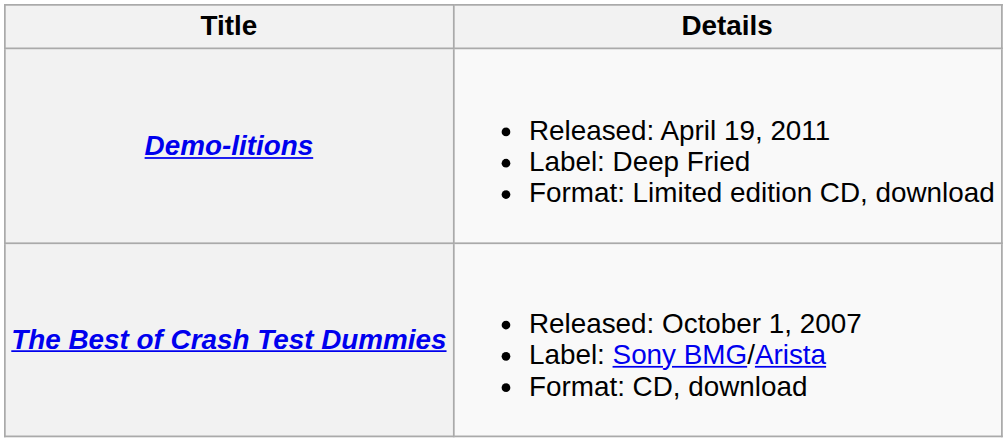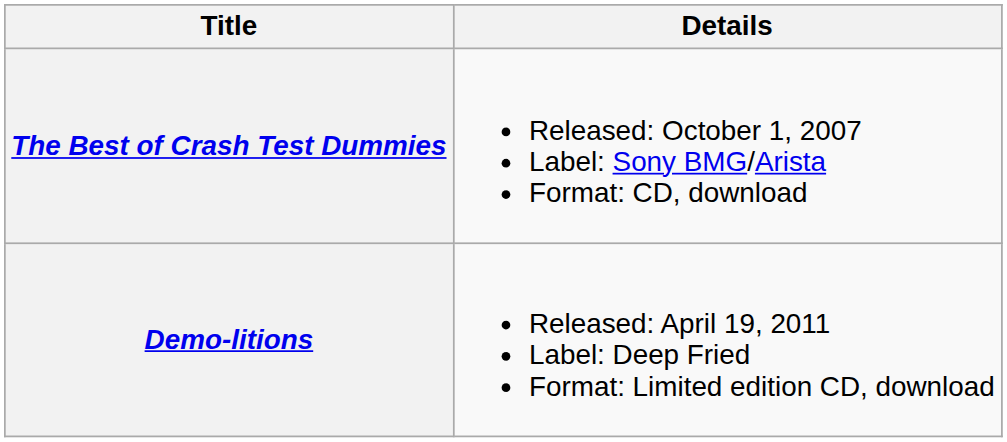rows swapped: (229, 339) <-> (229, 145)
